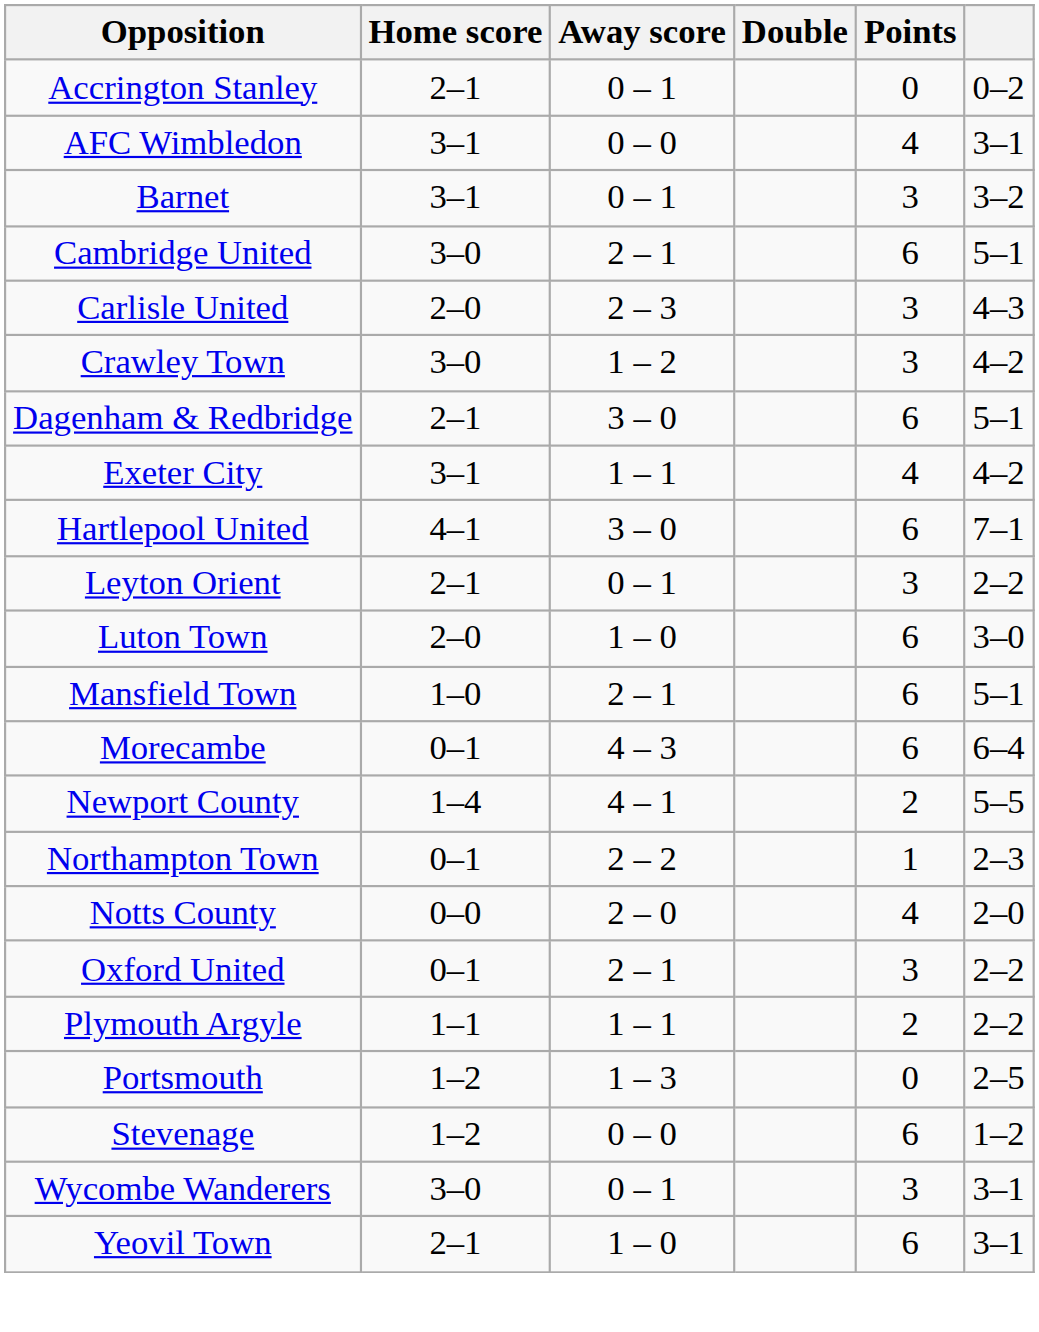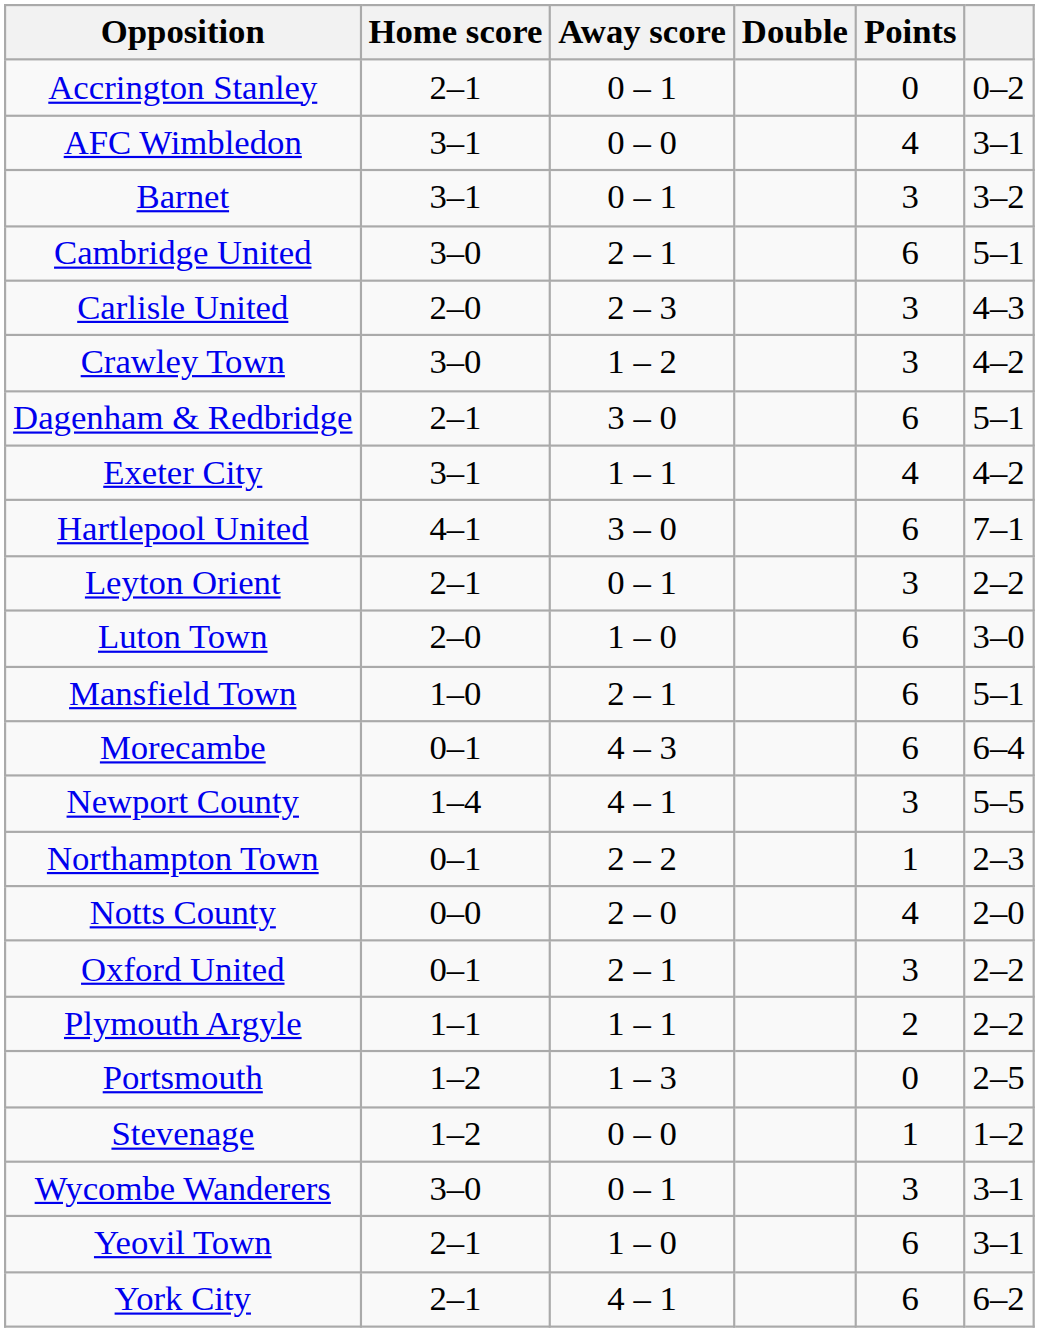(910, 802) 2 -> (910, 802) 3
(910, 1133) 6 -> (910, 1133) 1
+ row: (183, 1298)
